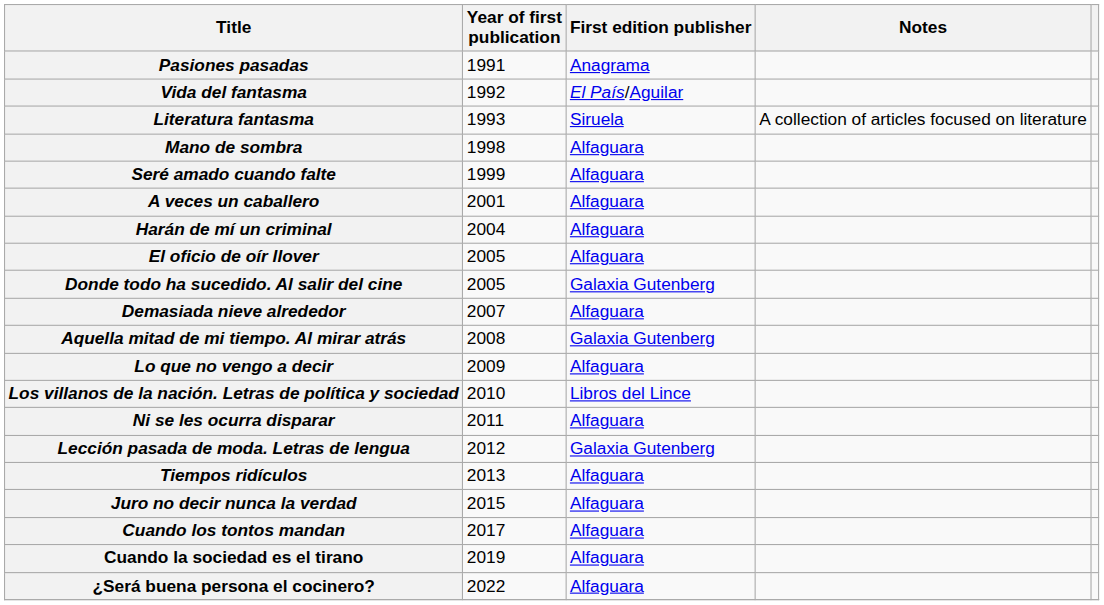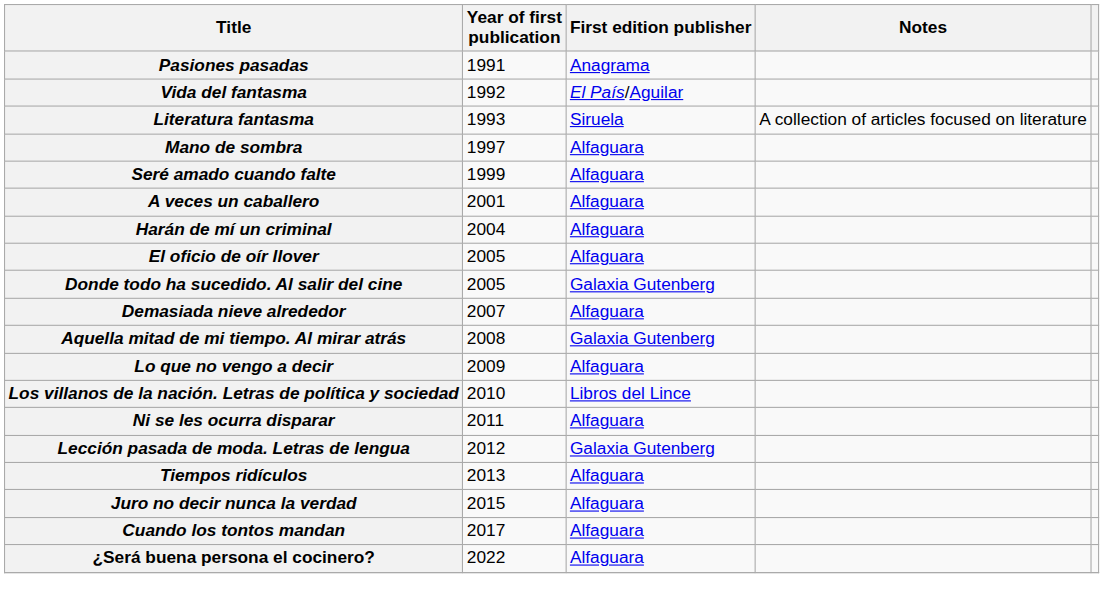(486, 147) 1998 -> (486, 147) 1997
- row: (234, 558)
